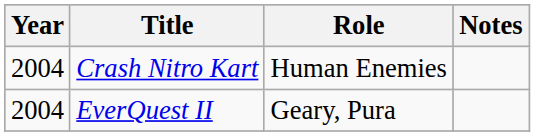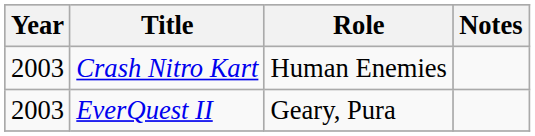(38, 67) 2004 -> (38, 67) 2003
(38, 109) 2004 -> (38, 109) 2003
